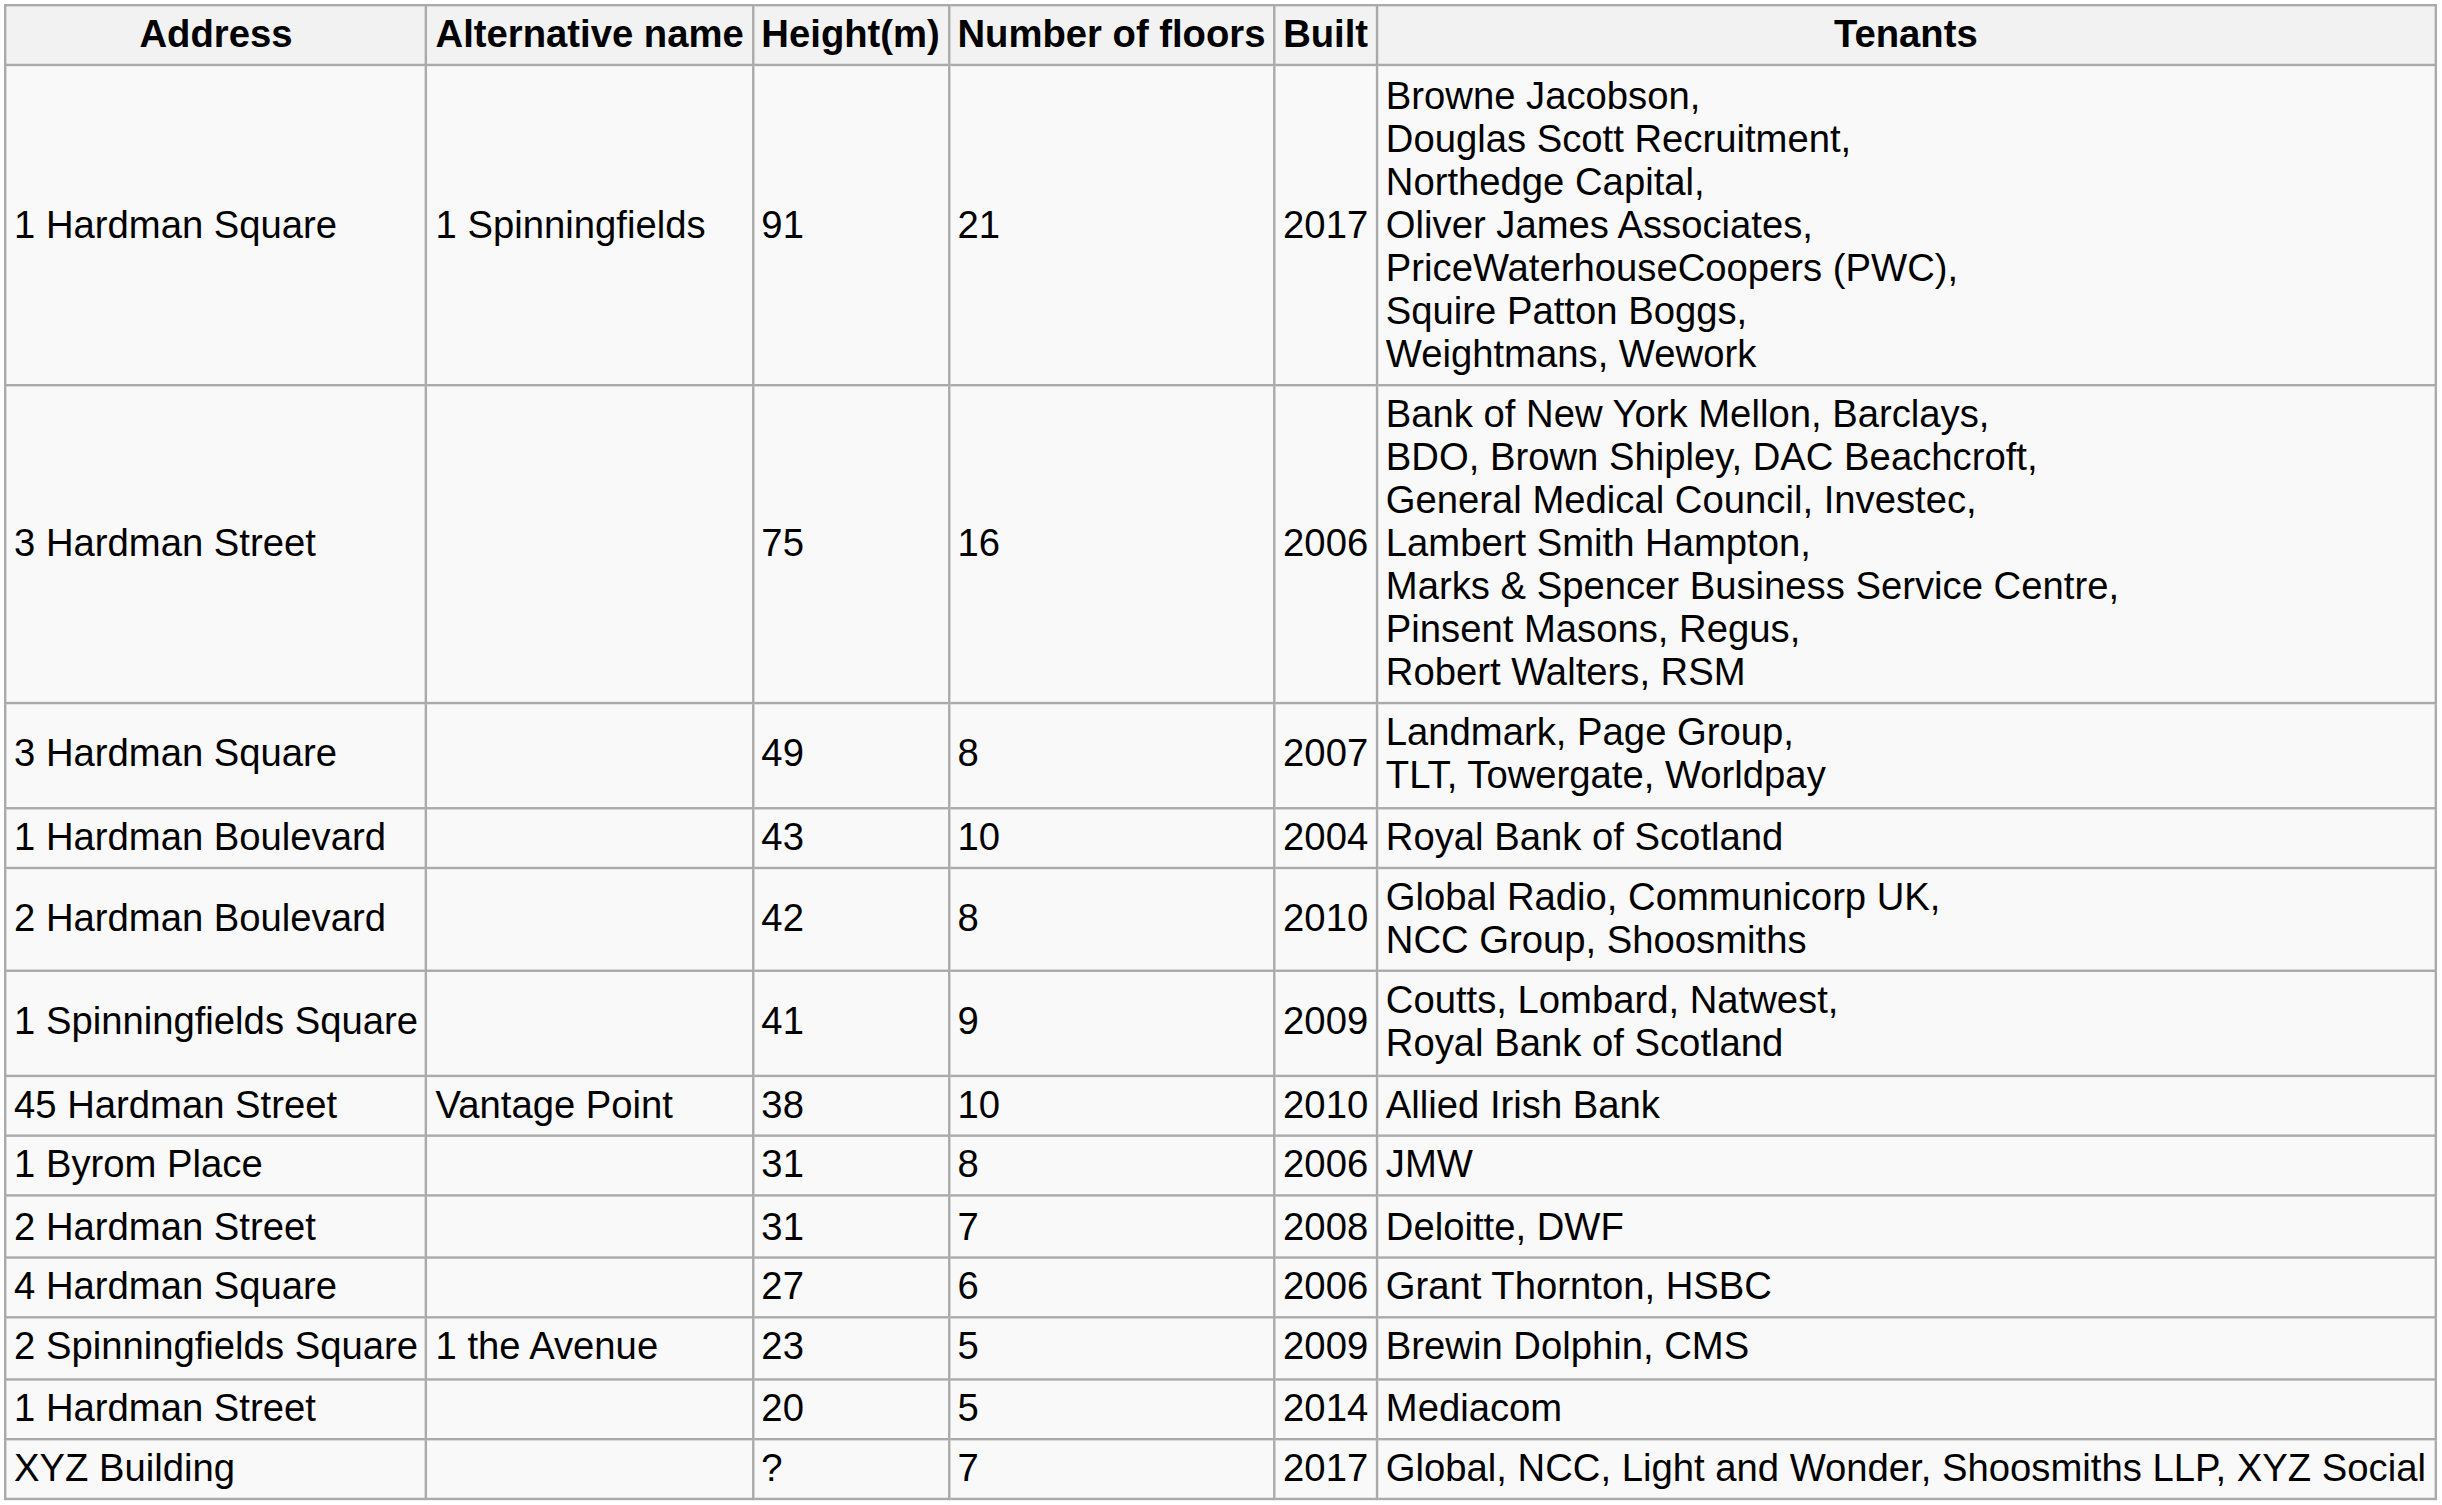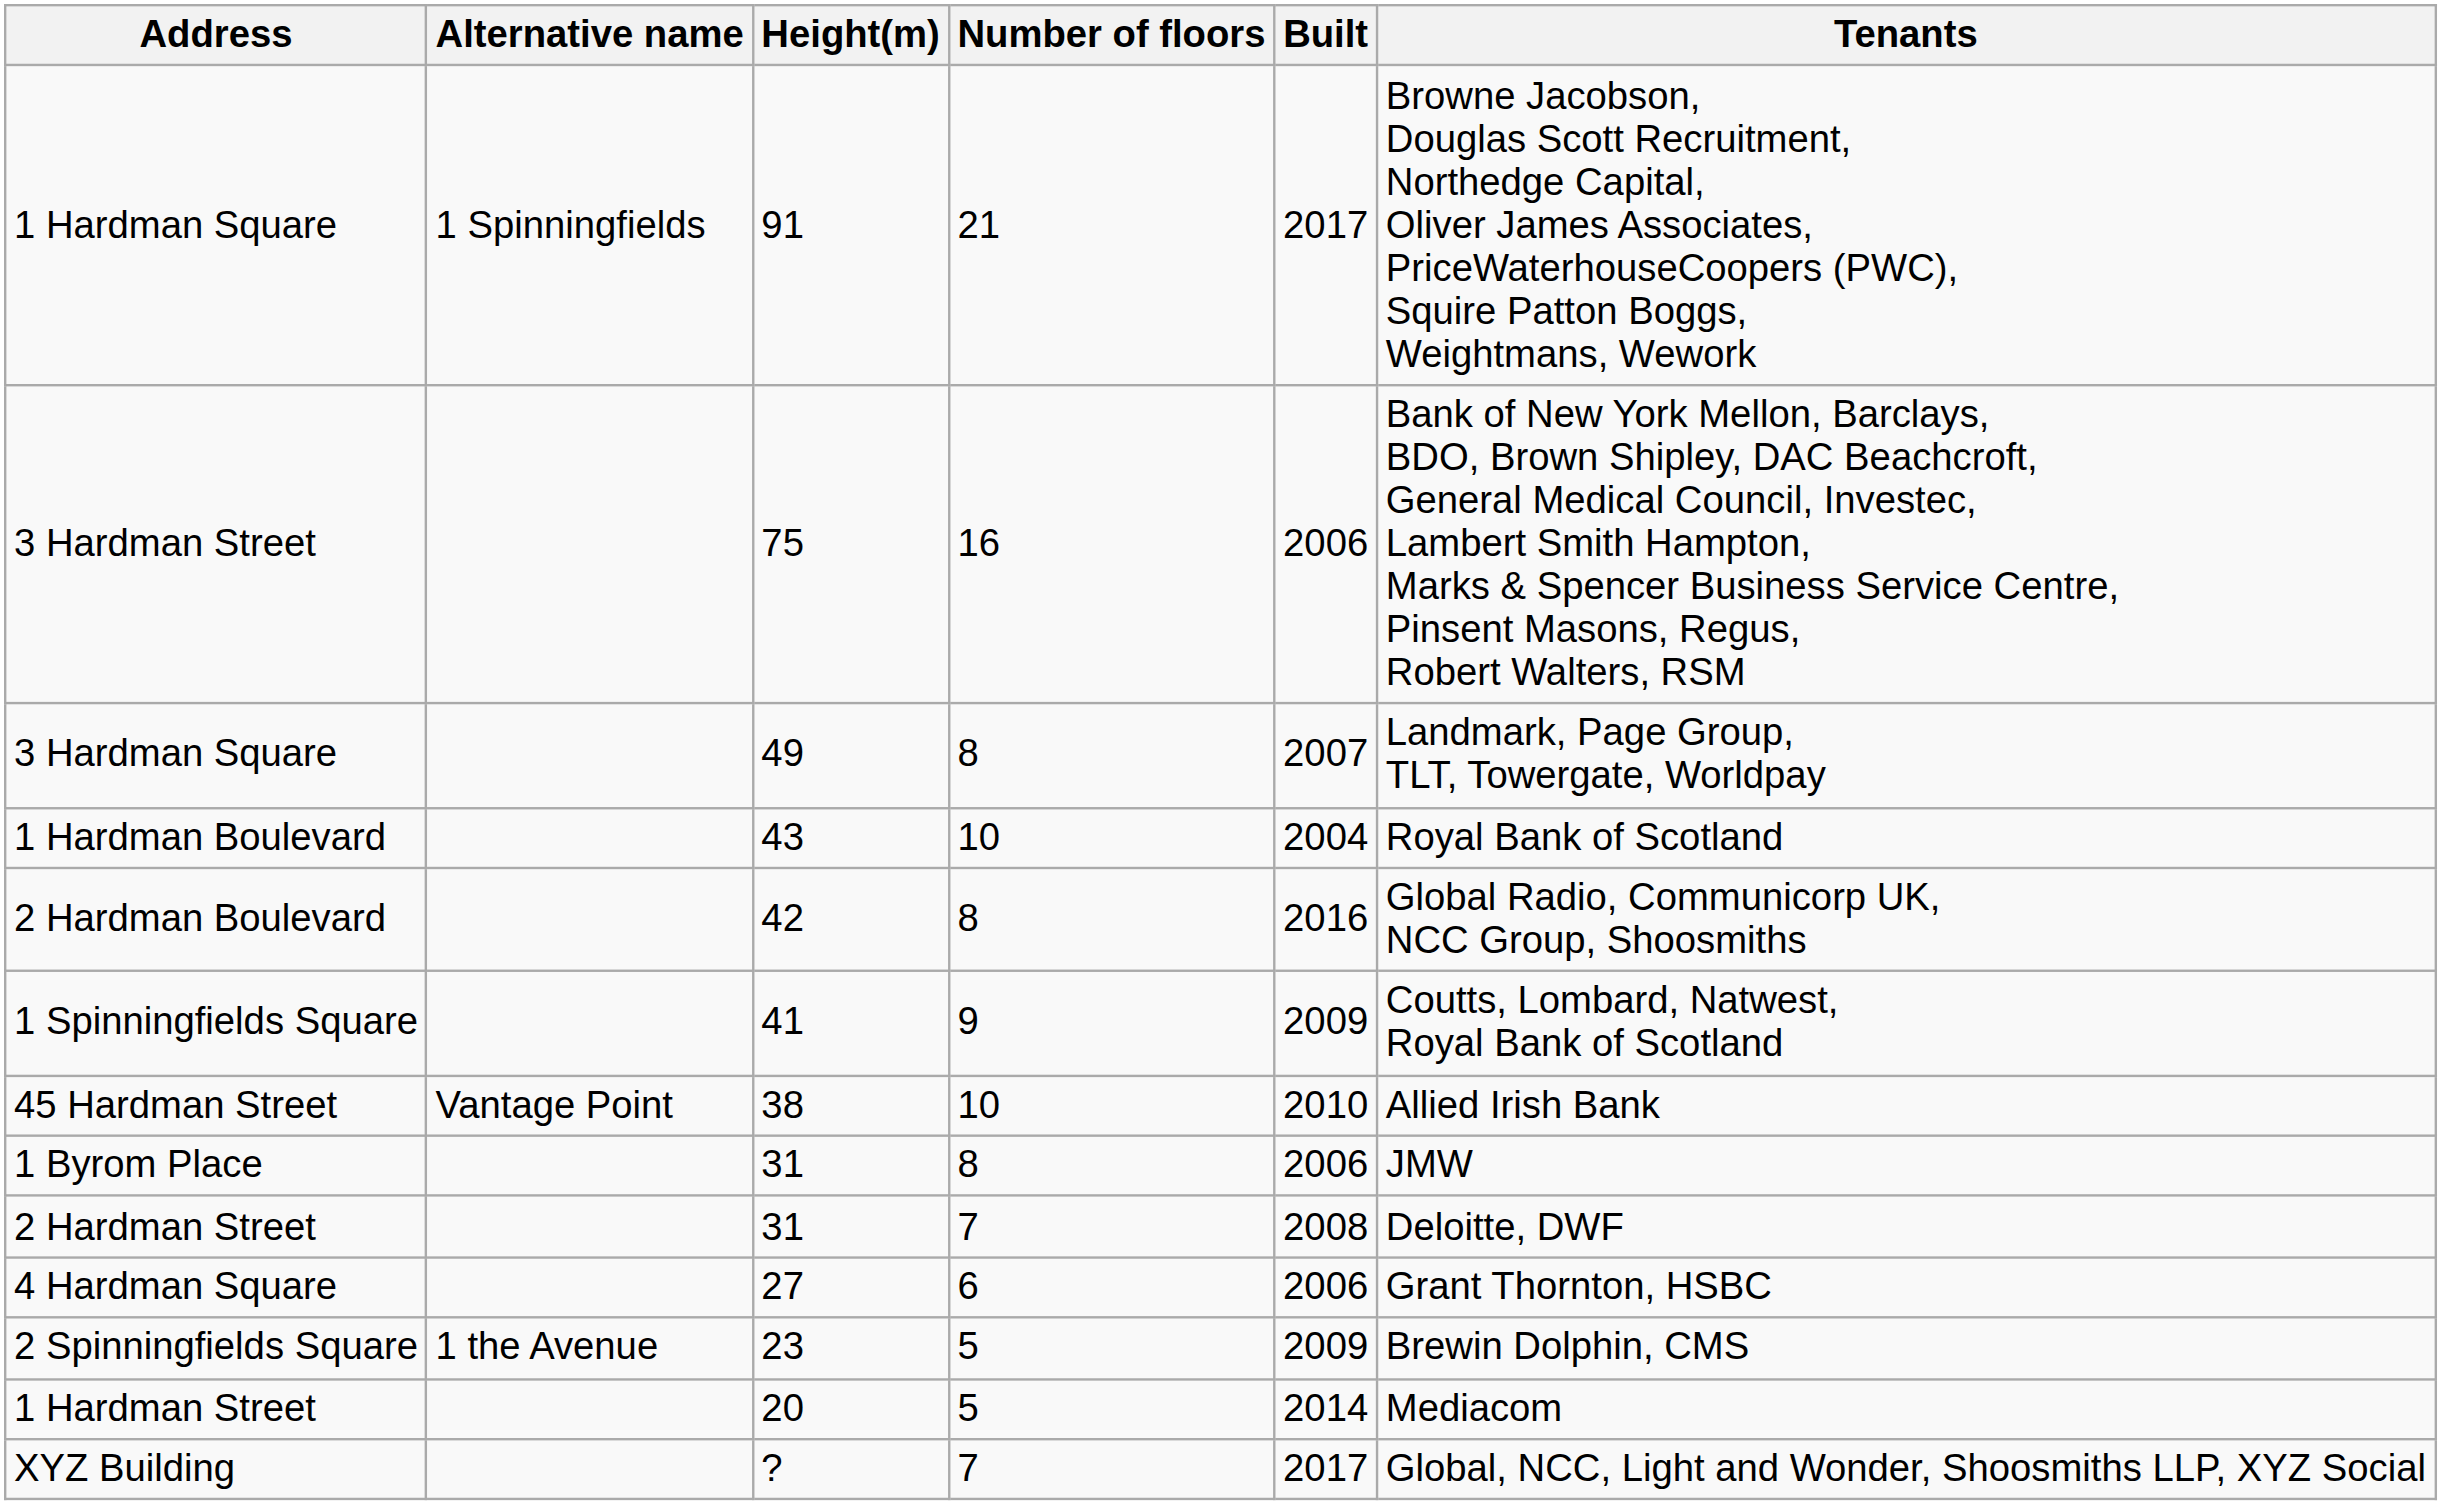(1326, 918) 2010 -> (1326, 918) 2016
